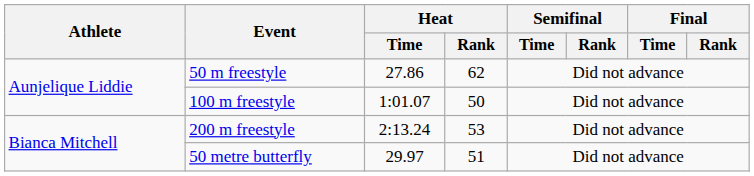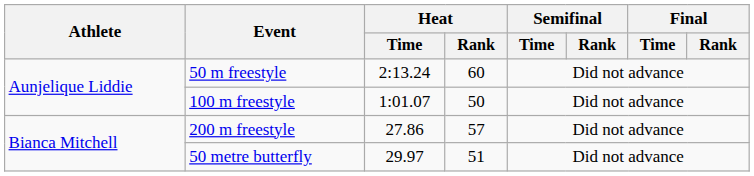(405, 73) 27.86 -> (405, 73) 2:13.24
(476, 73) 62 -> (476, 73) 60
(405, 129) 2:13.24 -> (405, 129) 27.86
(476, 129) 53 -> (476, 129) 57
